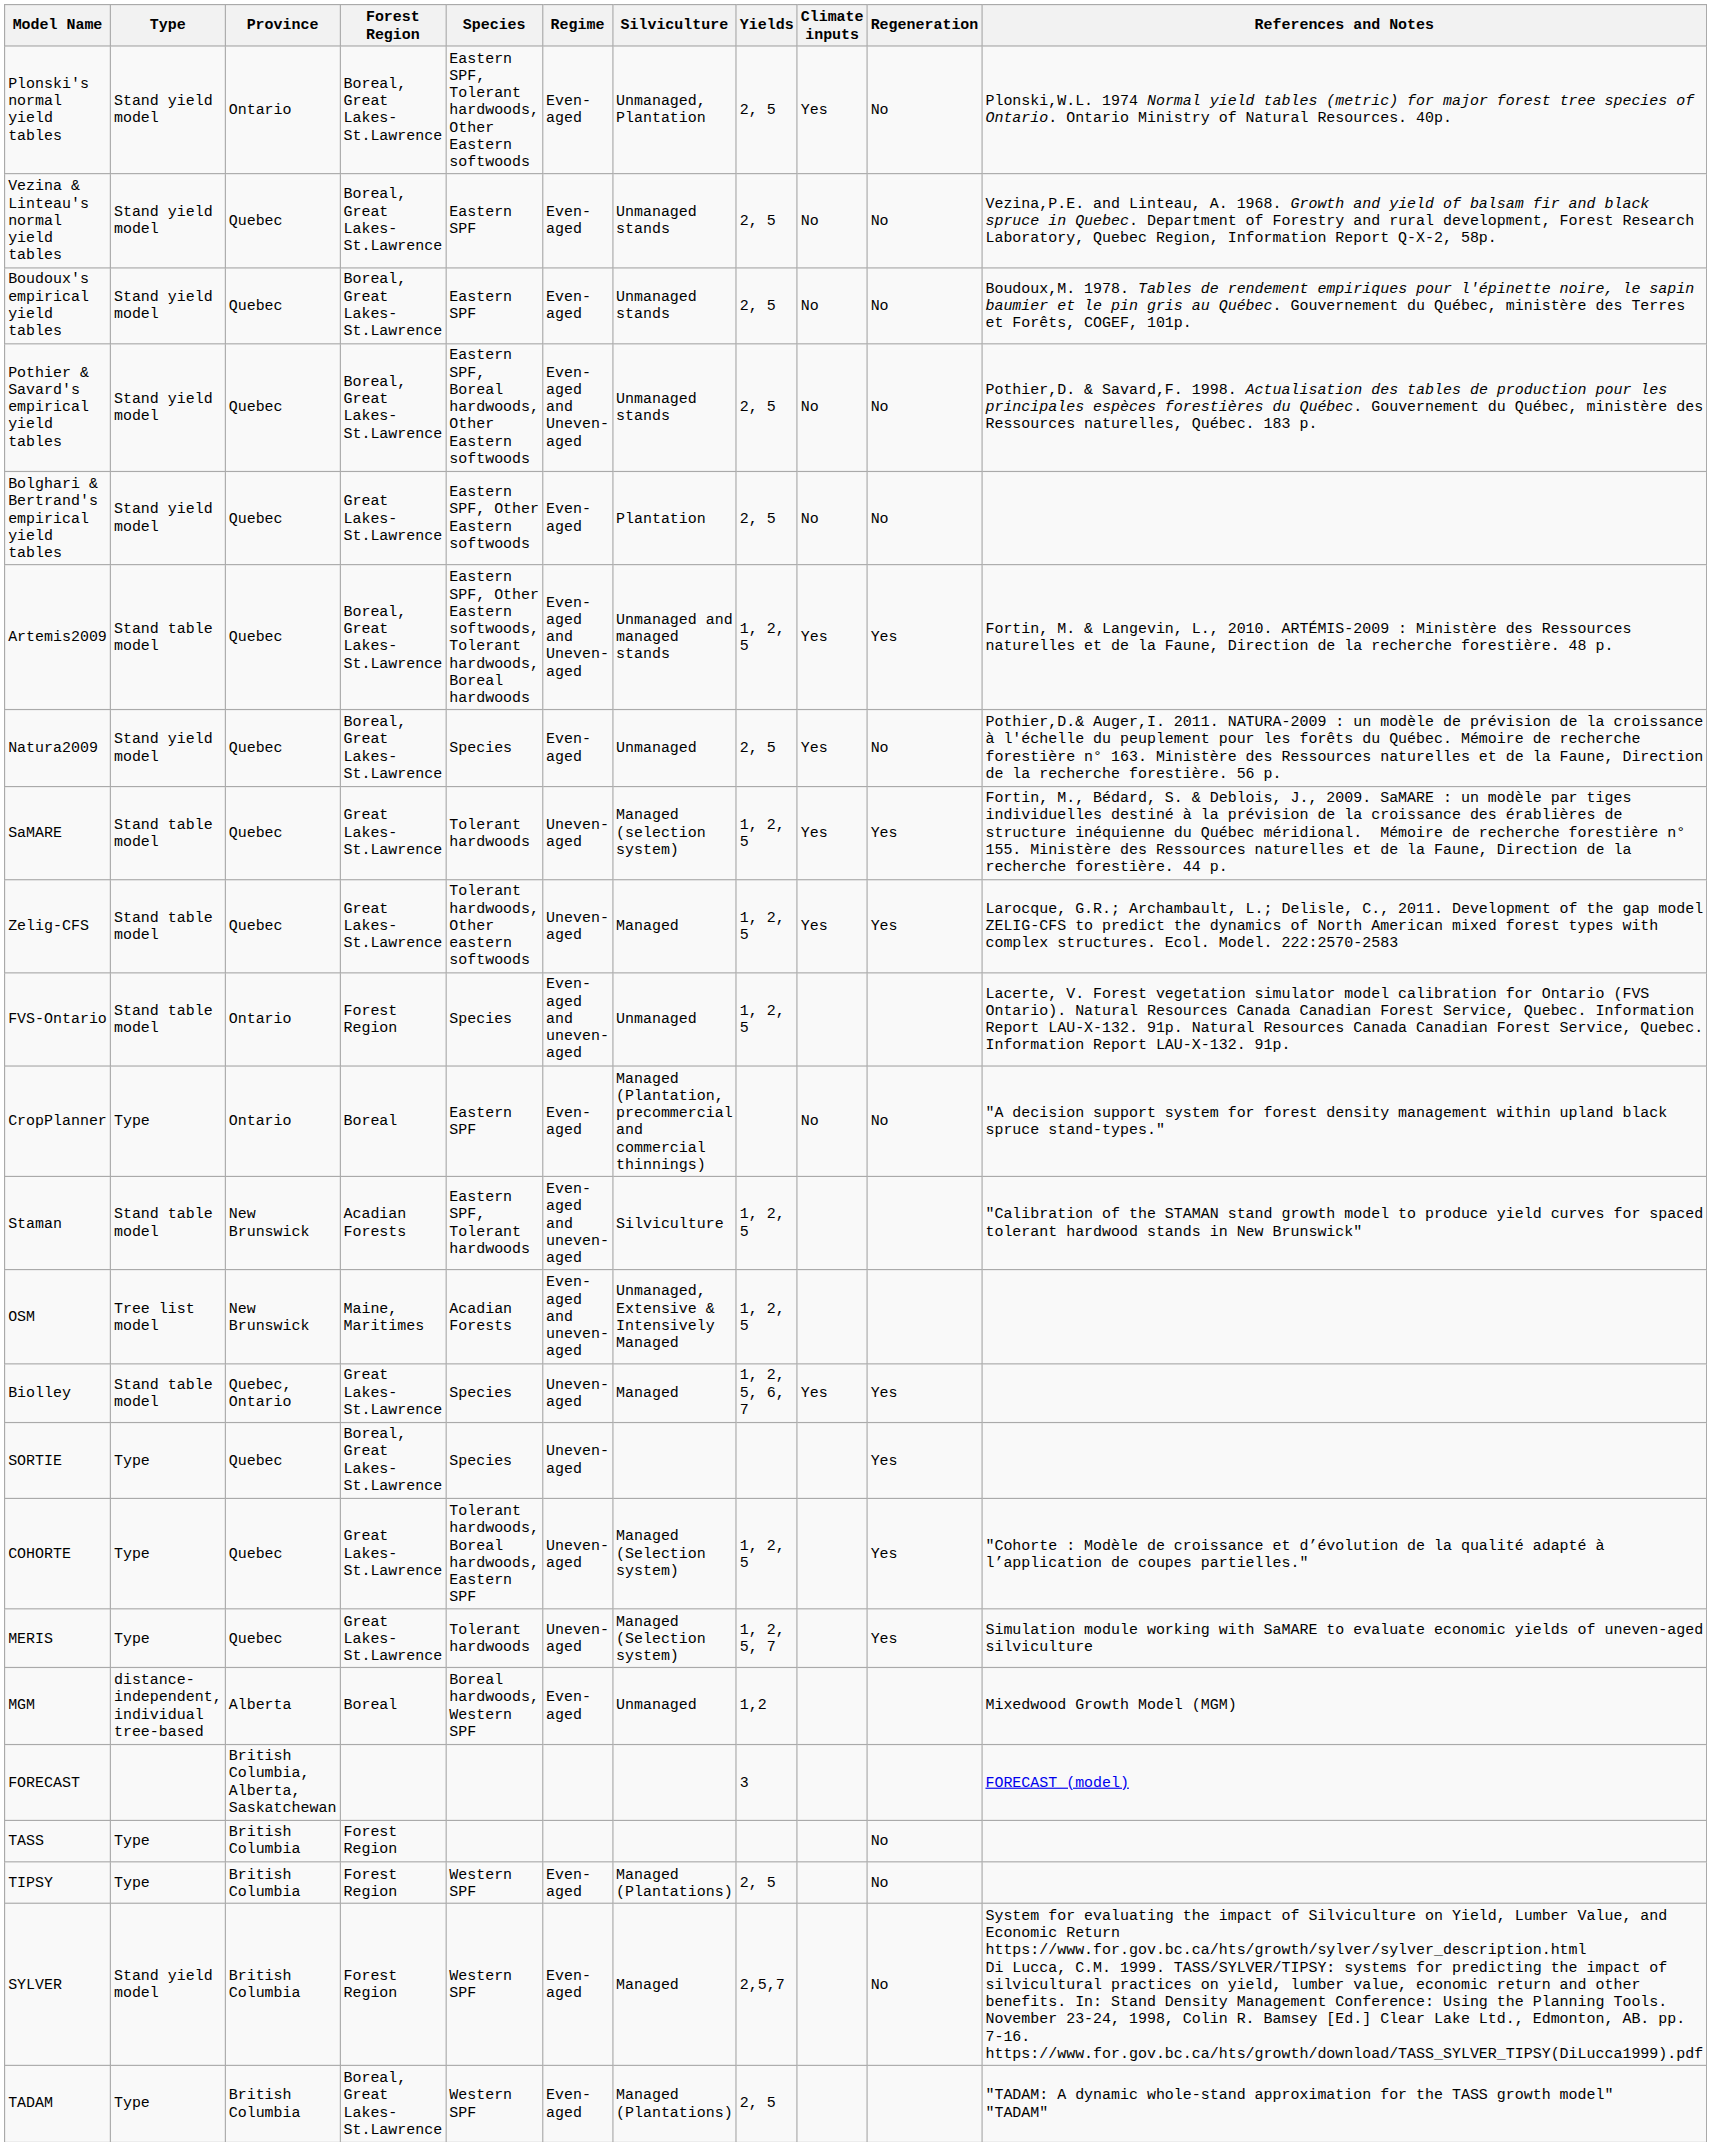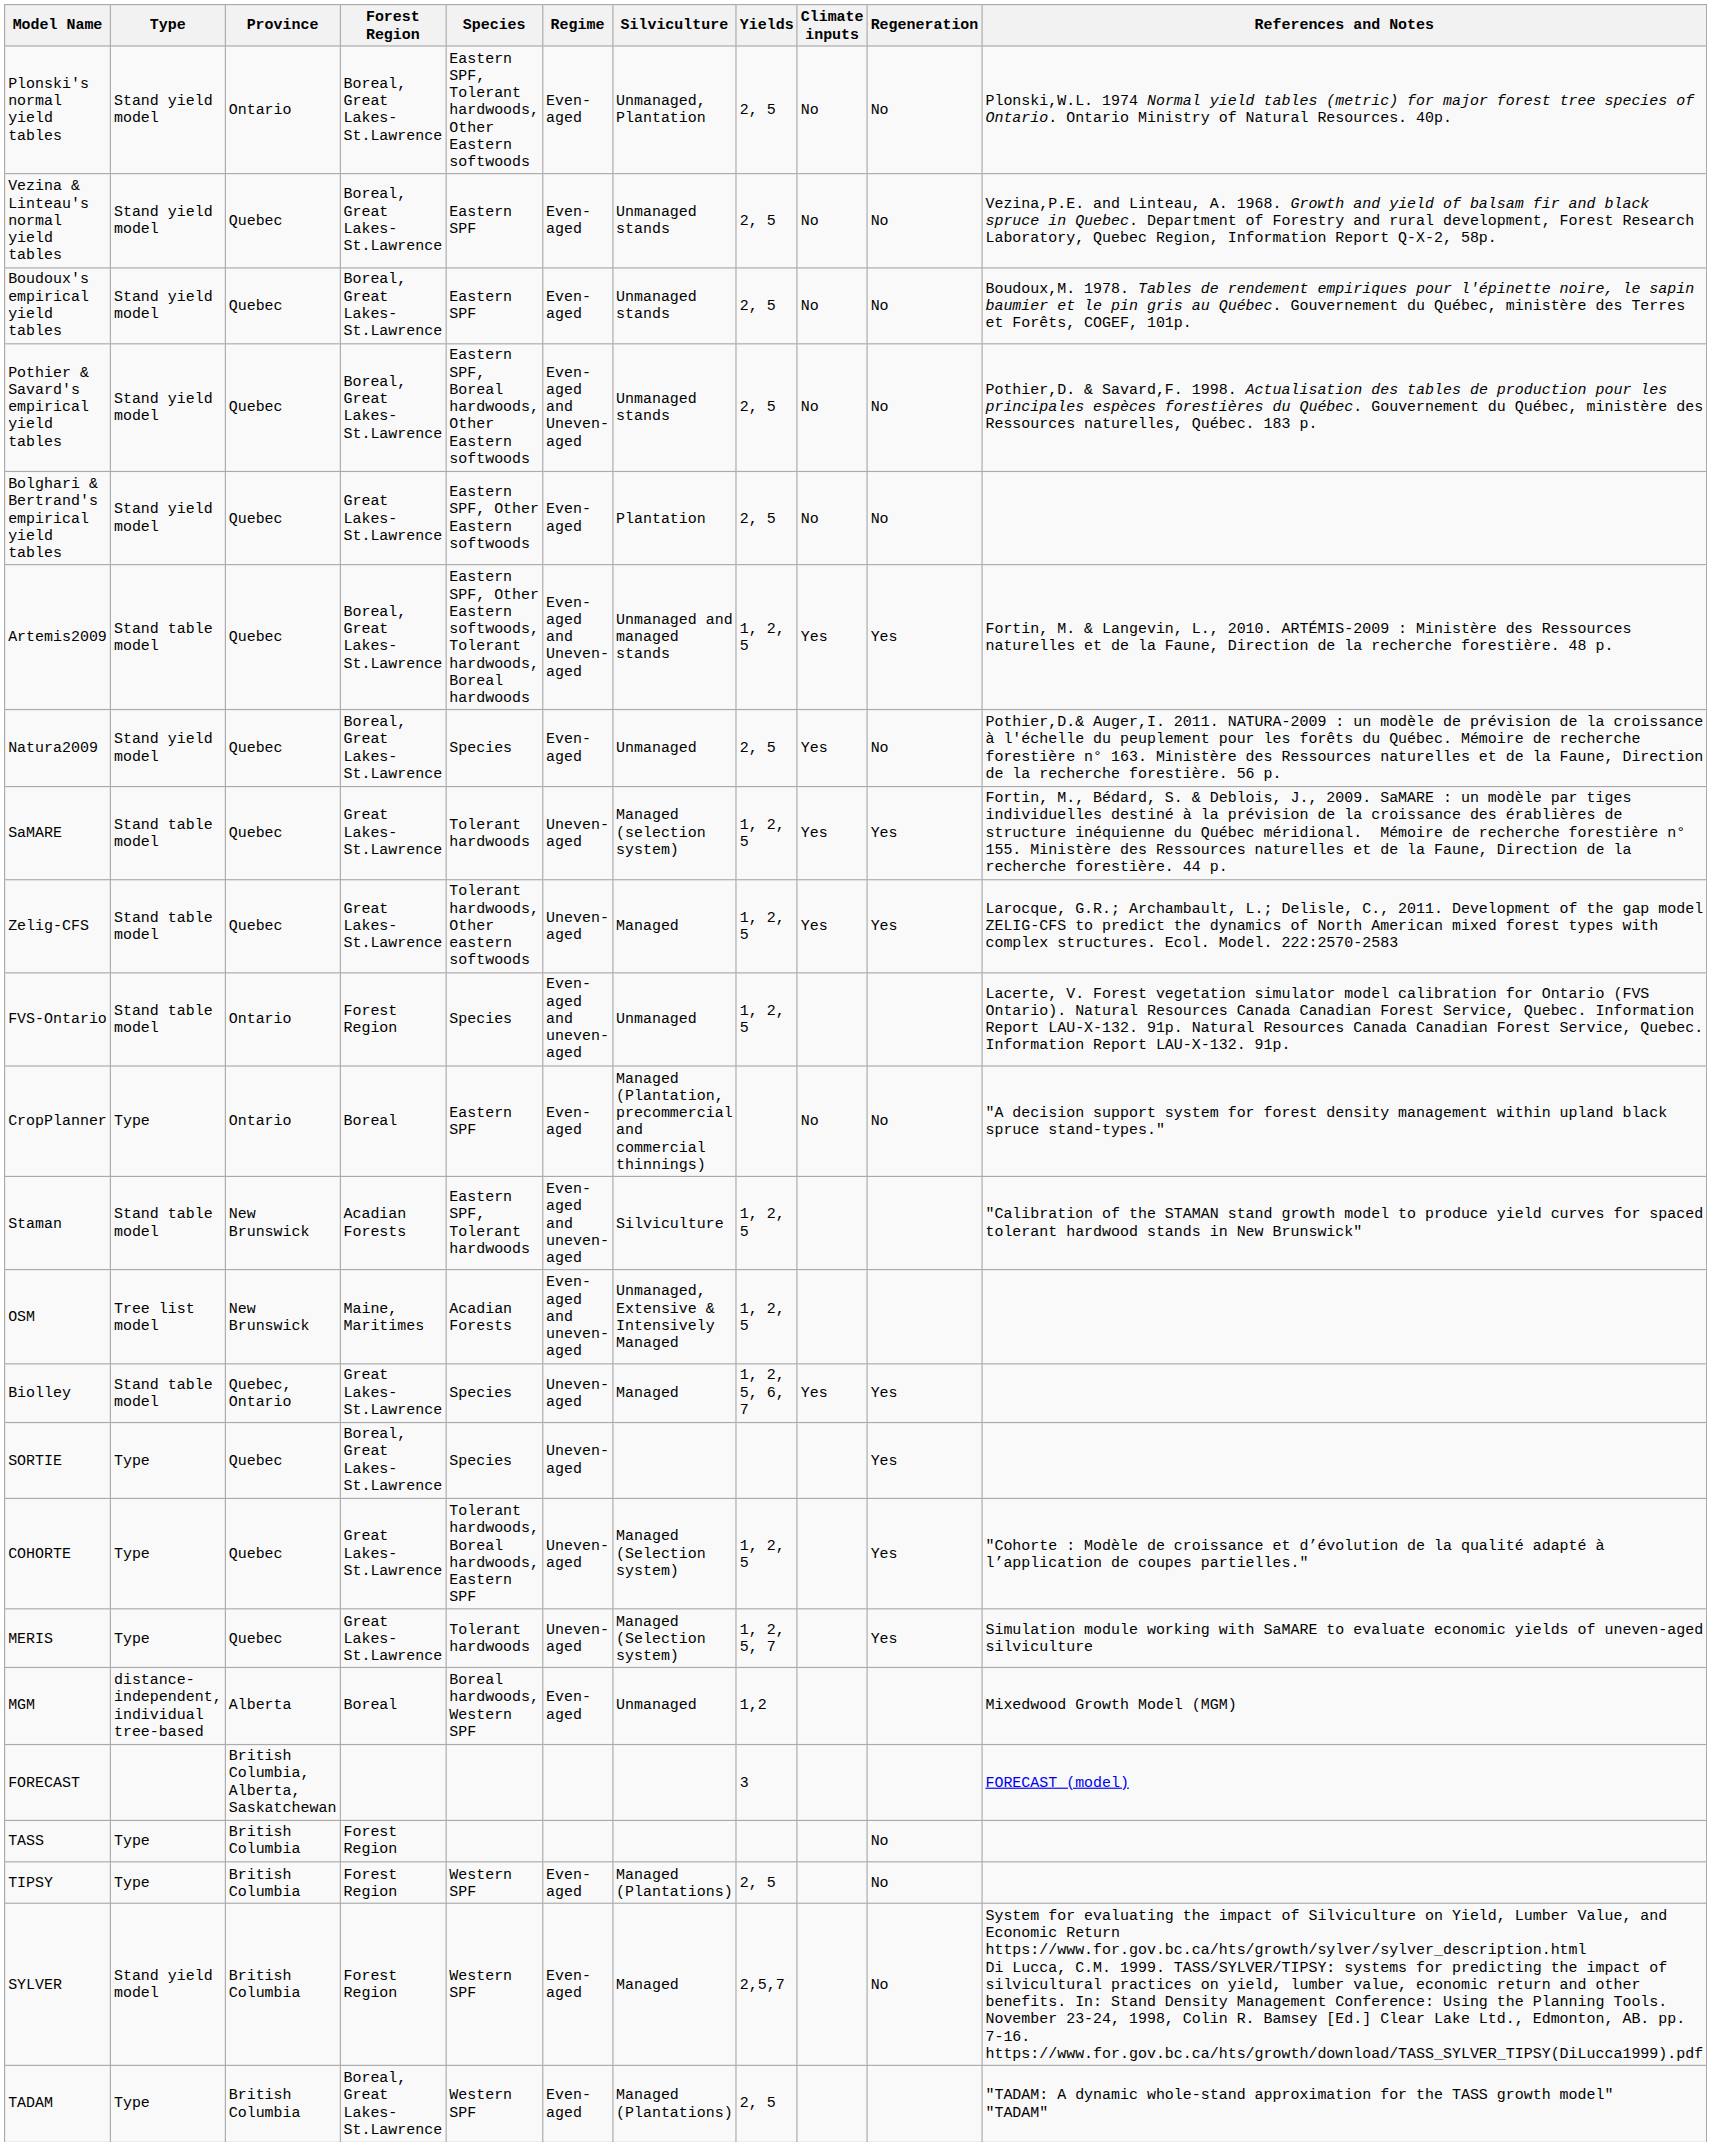(814, 110) Yes -> (810, 110) No
